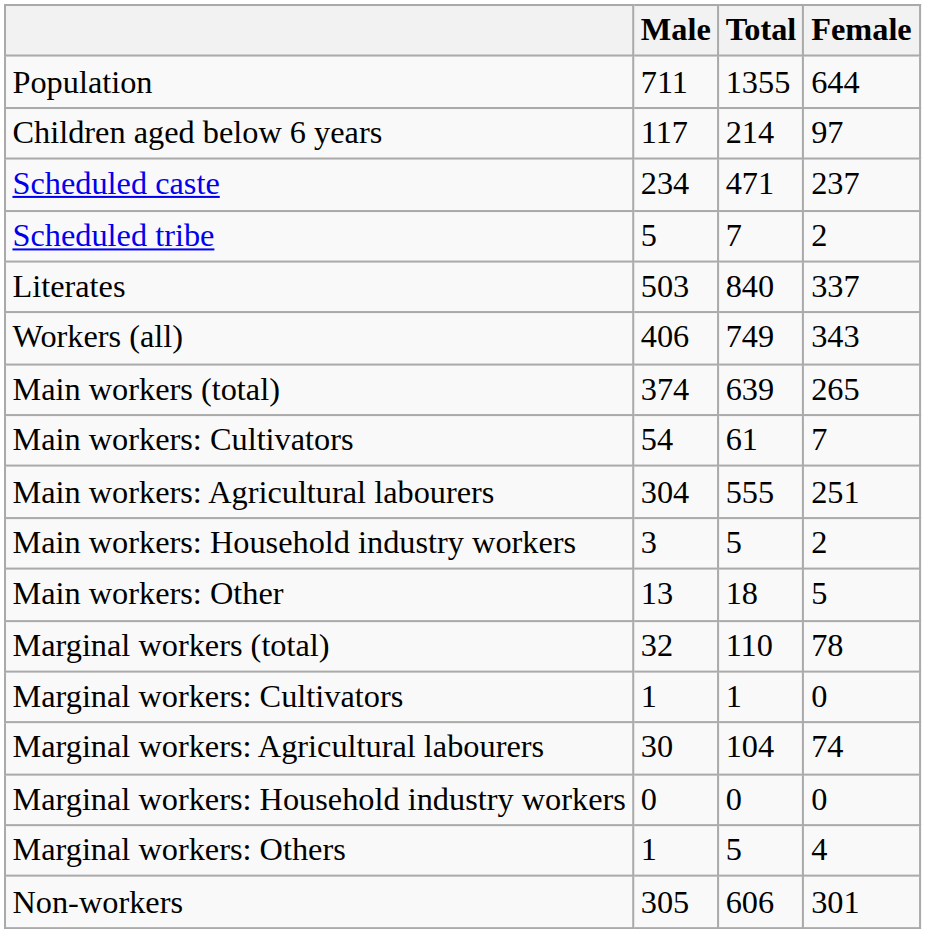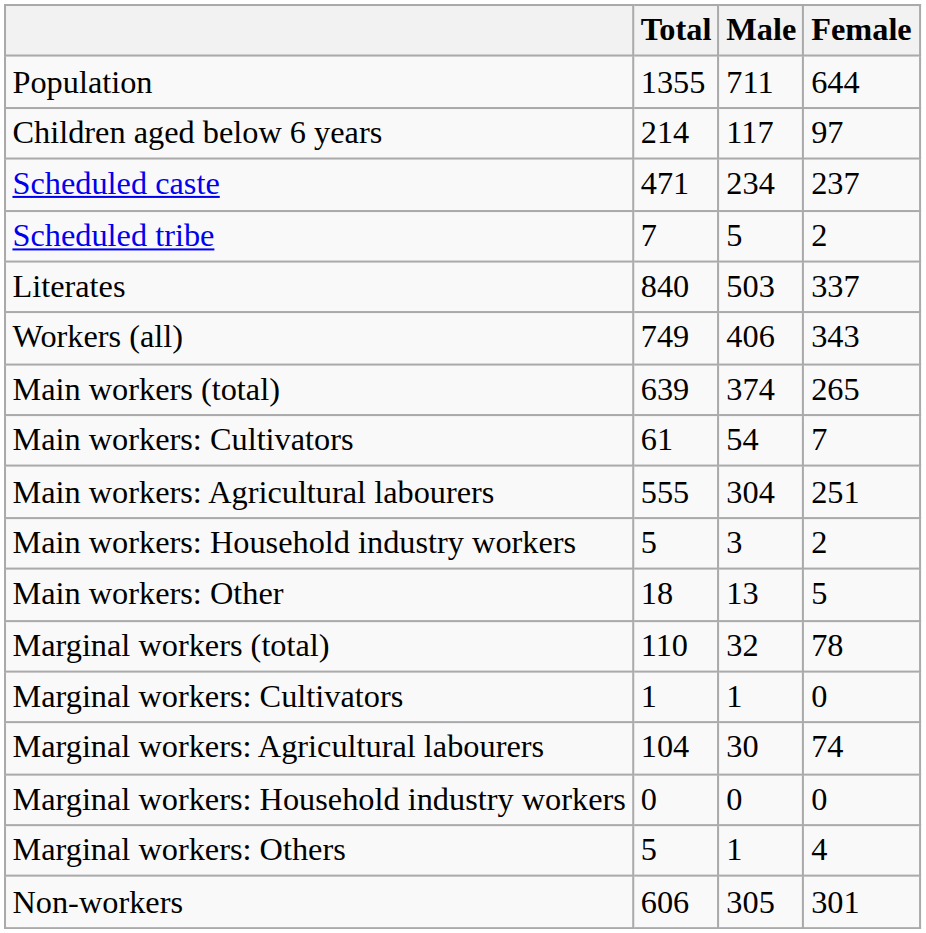columns swapped: (761, 30) <-> (676, 30)
